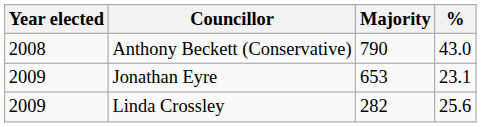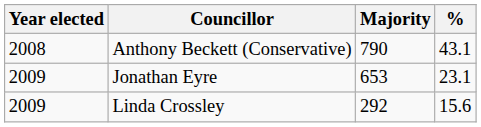(455, 48) 43.0 -> (455, 48) 43.1
(374, 106) 282 -> (374, 106) 292
(455, 106) 25.6 -> (455, 106) 15.6
